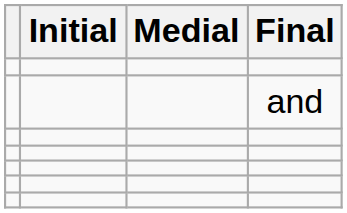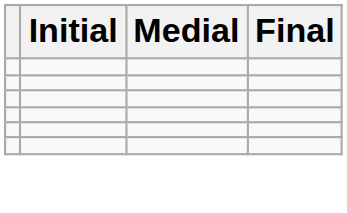- row: (13, 102)
